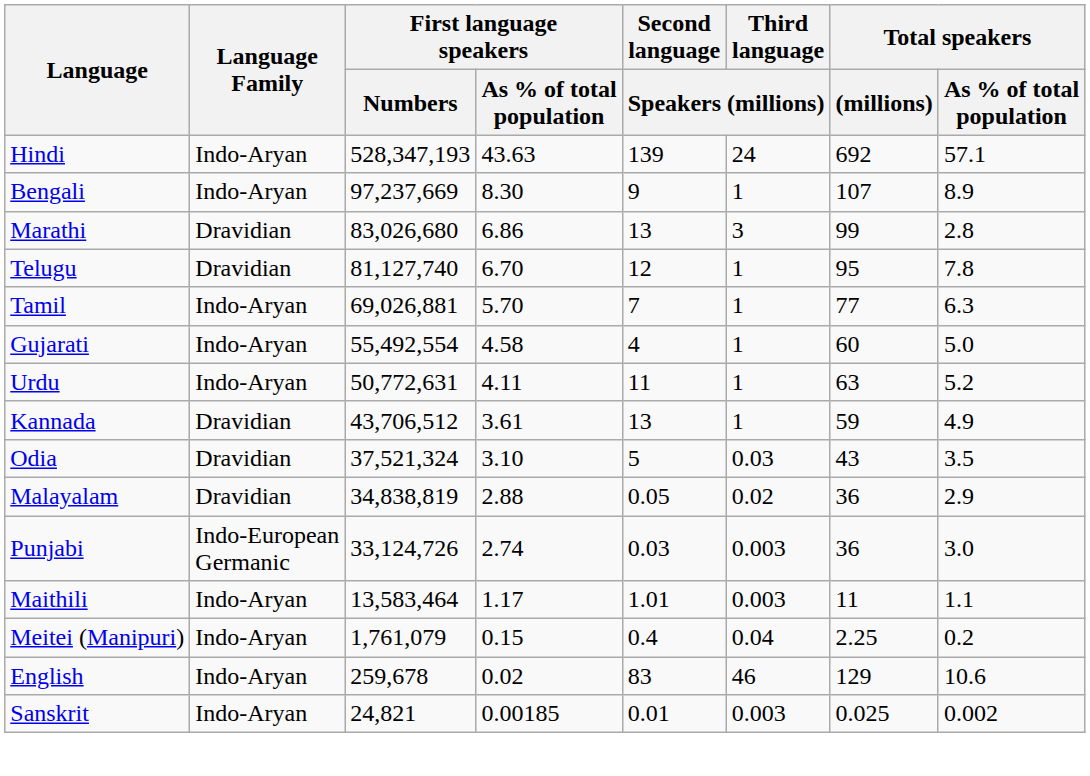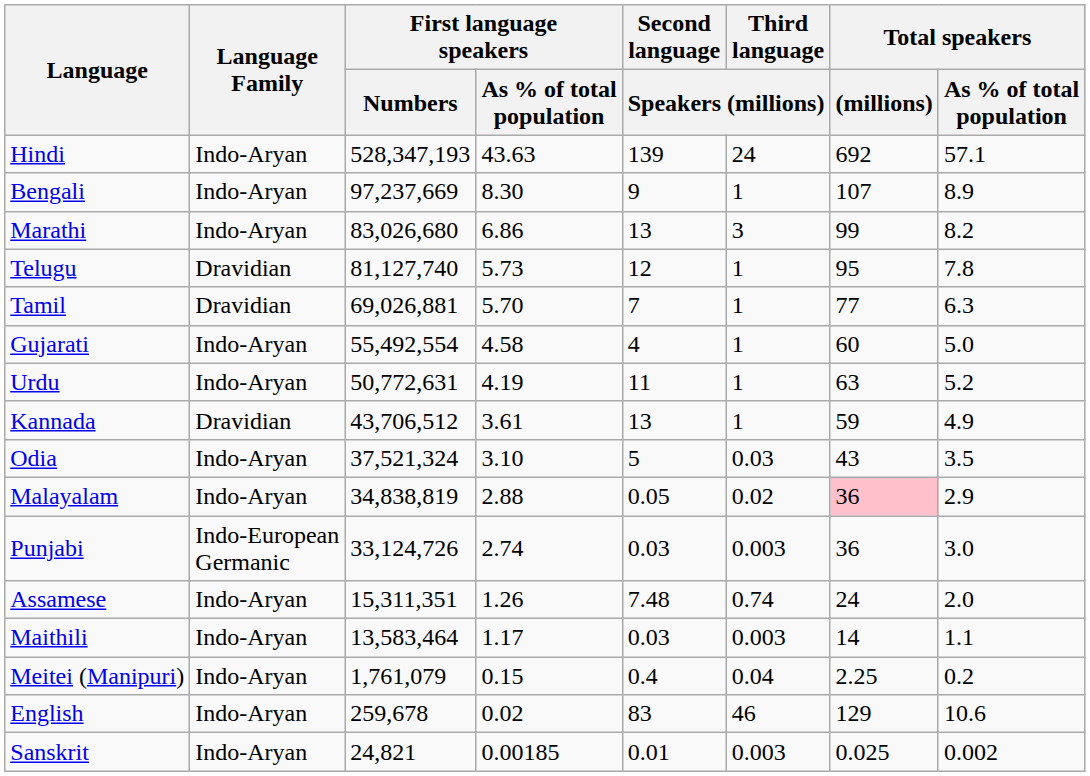(243, 229) Dravidian -> (251, 229) Indo-Aryan
(959, 229) 2.8 -> (959, 229) 8.2
(502, 267) 6.70 -> (502, 267) 5.73
(251, 305) Indo-Aryan -> (243, 305) Dravidian
(502, 382) 4.11 -> (502, 382) 4.19
(243, 458) Dravidian -> (251, 458) Indo-Aryan
(243, 496) Dravidian -> (251, 496) Indo-Aryan
(848, 496) no background -> (848, 496) pink background
+ row: (58, 599)
(649, 599) 1.01 -> (649, 637) 0.03
(847, 599) 11 -> (848, 637) 14
